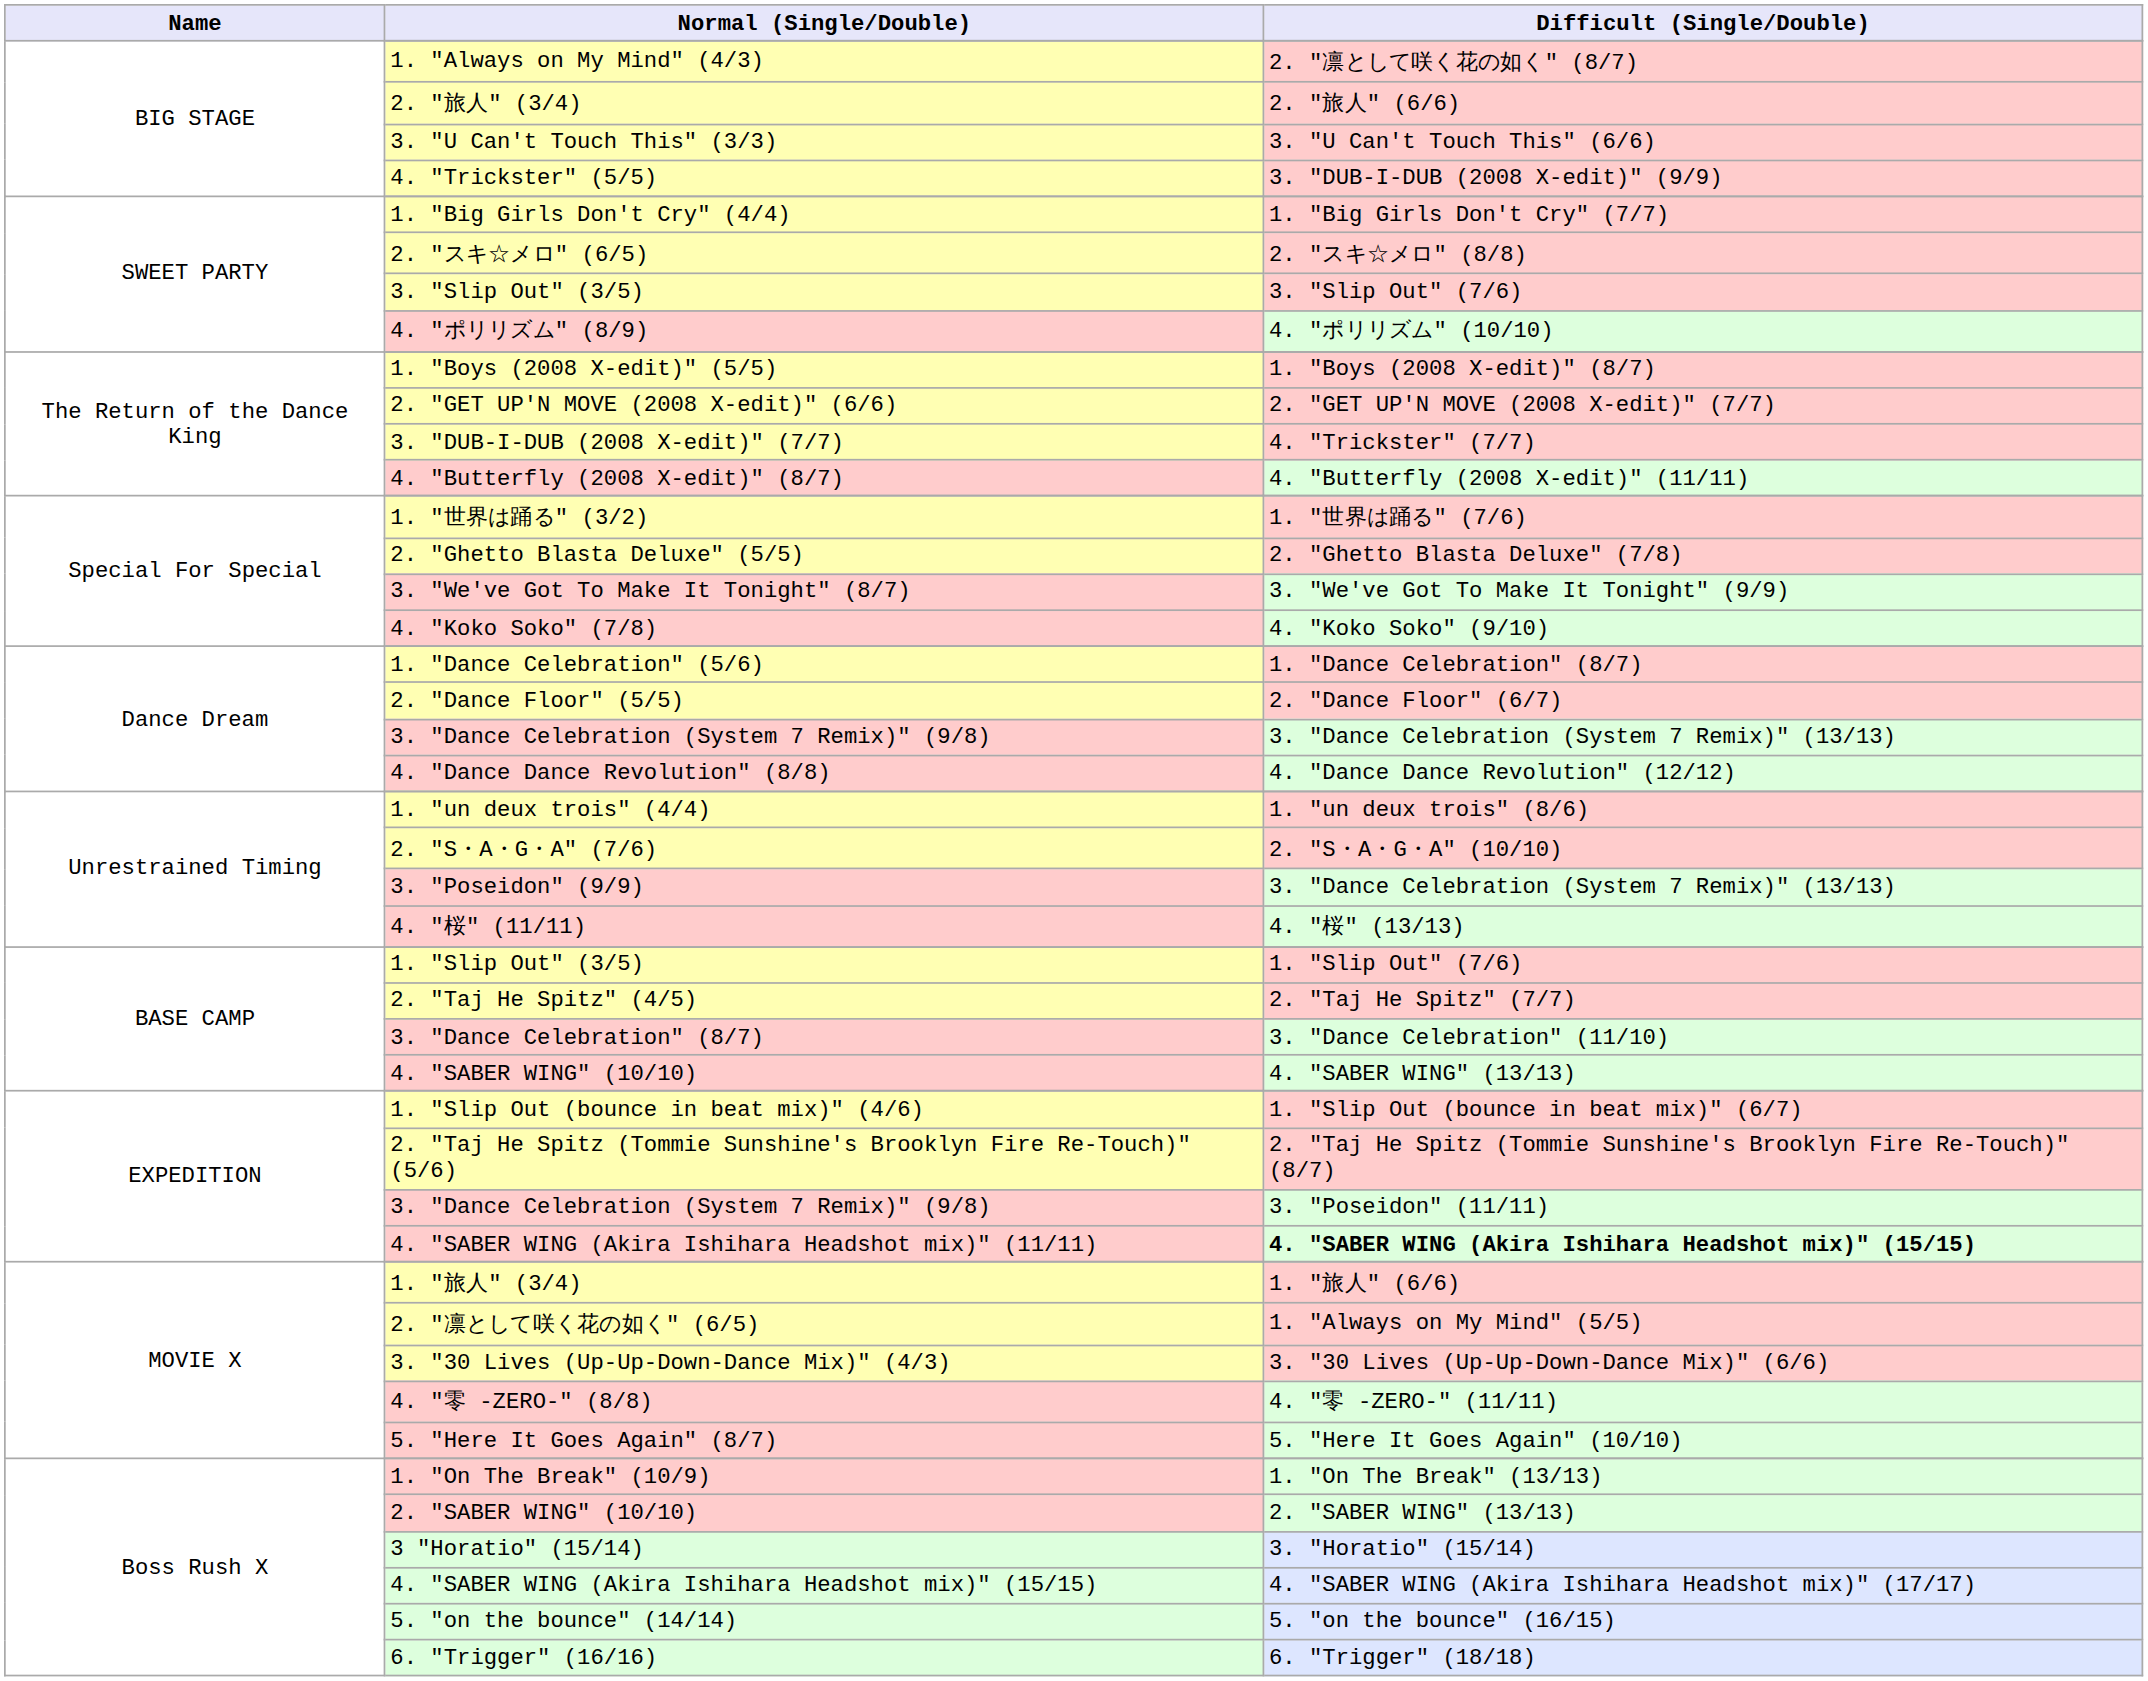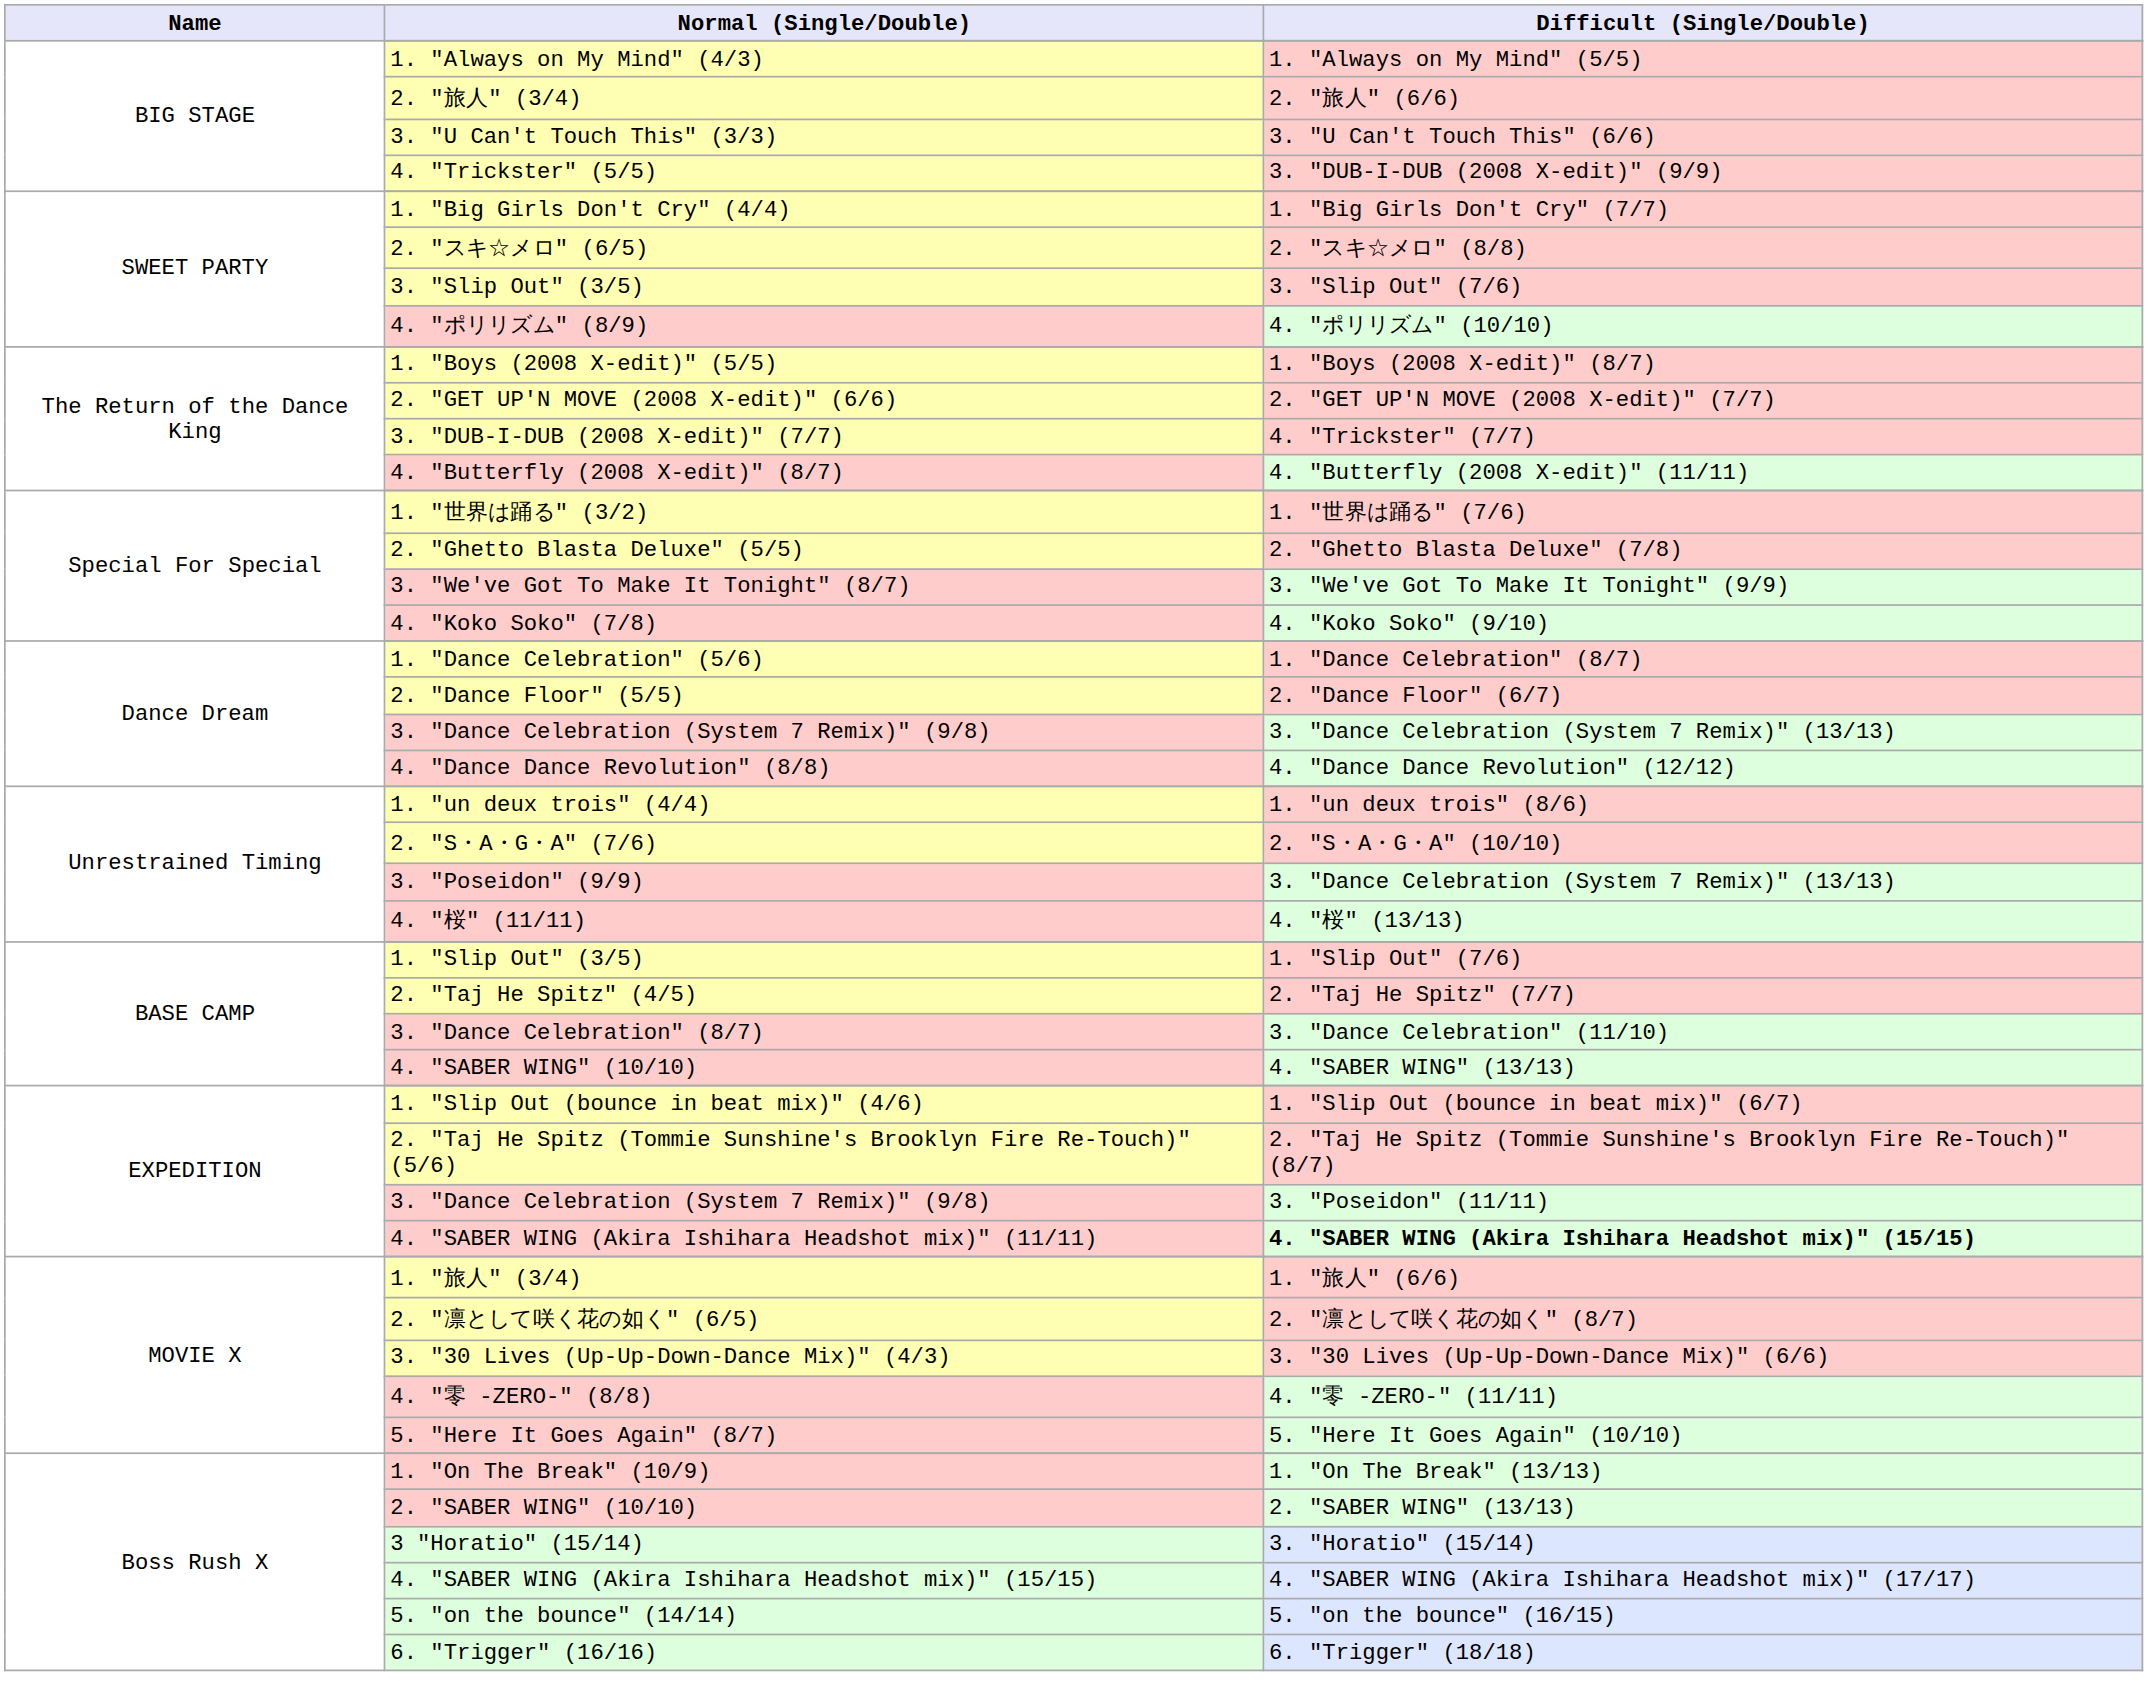(1454, 63) 2. "凛として咲く花の如く" (8/7) -> (1456, 59) 1. "Always on My Mind" (5/5)
(1456, 1324) 1. "Always on My Mind" (5/5) -> (1454, 1320) 2. "凛として咲く花の如く" (8/7)
